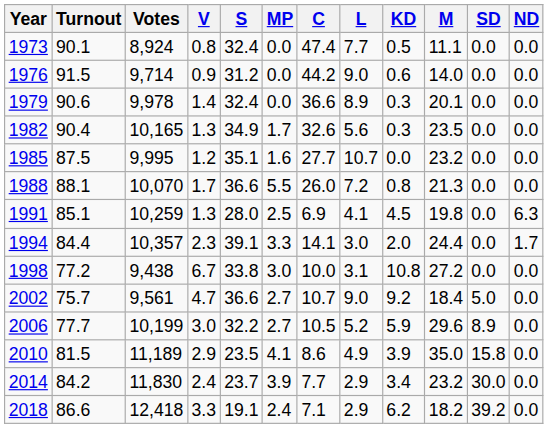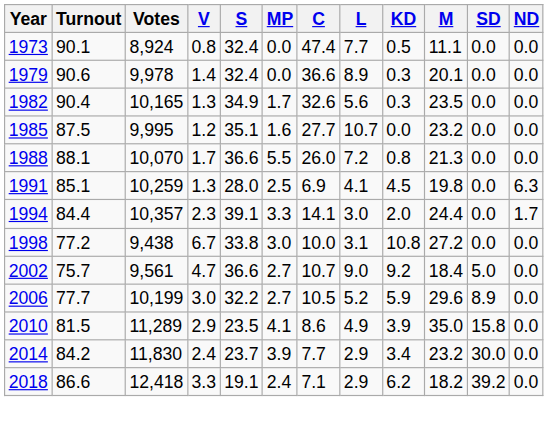- row: (28, 75)
(156, 354) 11,189 -> (156, 326) 11,289
